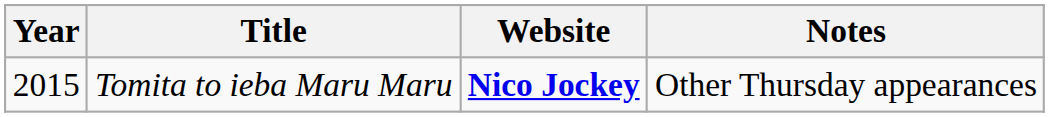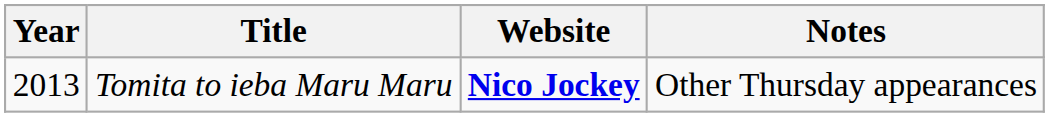(46, 84) 2015 -> (46, 84) 2013
